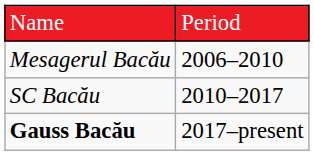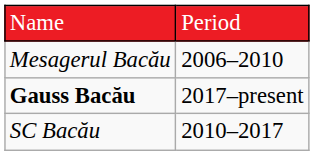rows swapped: (55, 95) <-> (73, 131)
